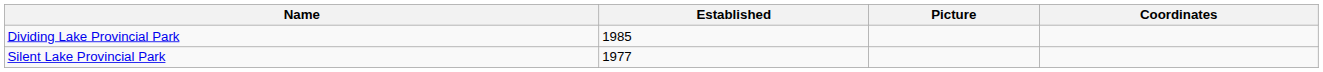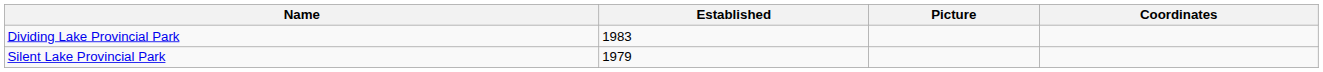(617, 36) 1985 -> (617, 36) 1983
(617, 57) 1977 -> (617, 57) 1979
